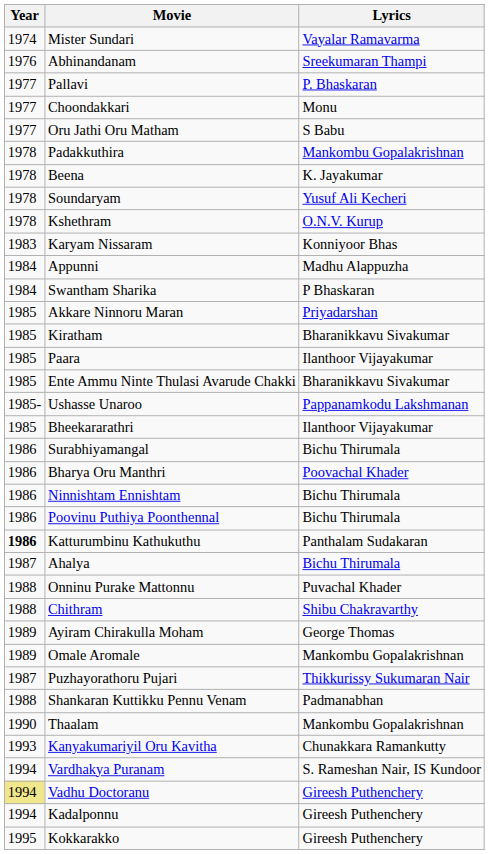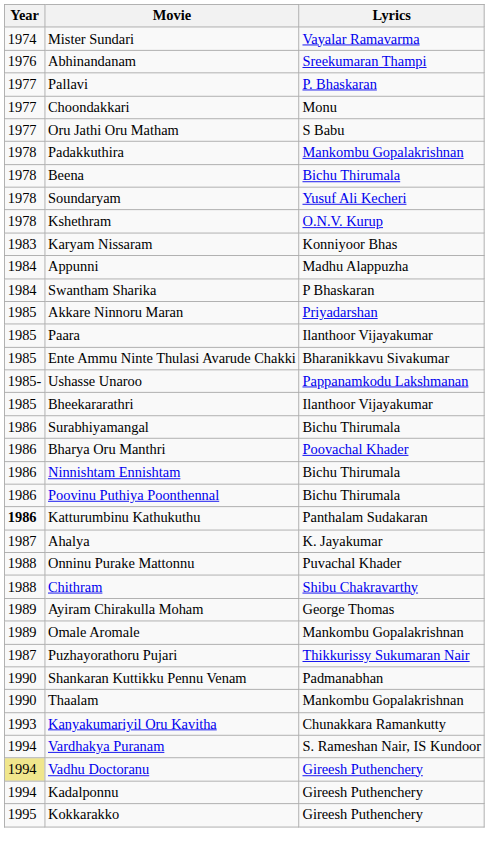(342, 175) K. Jayakumar -> (351, 175) Bichu Thirumala
- row: (75, 335)
(351, 564) Bichu Thirumala -> (342, 541) K. Jayakumar
(22, 701) 1988 -> (22, 678) 1990
